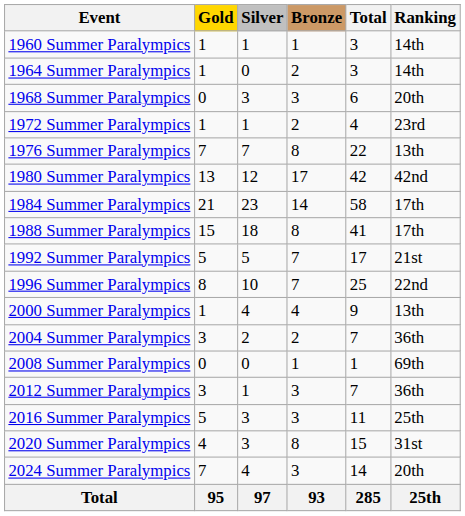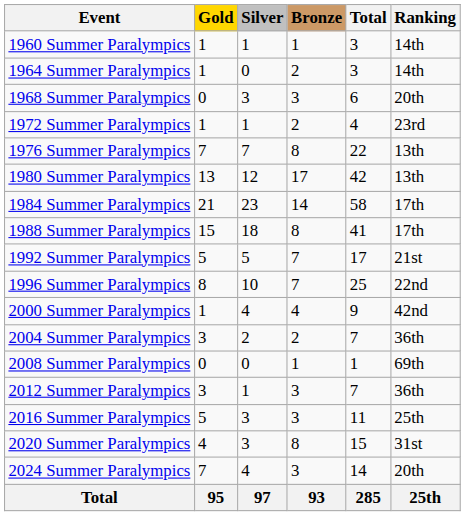(411, 177) 42nd -> (409, 177) 13th
(409, 310) 13th -> (411, 310) 42nd
